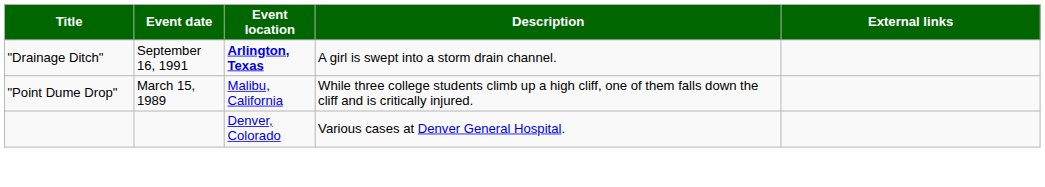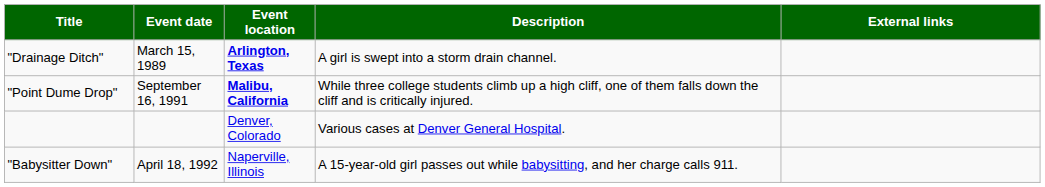(169, 57) September 16, 1991 -> (166, 57) March 15, 1989
(166, 93) March 15, 1989 -> (169, 93) September 16, 1991
(255, 93) normal -> (258, 93) bold
+ row: (60, 164)
